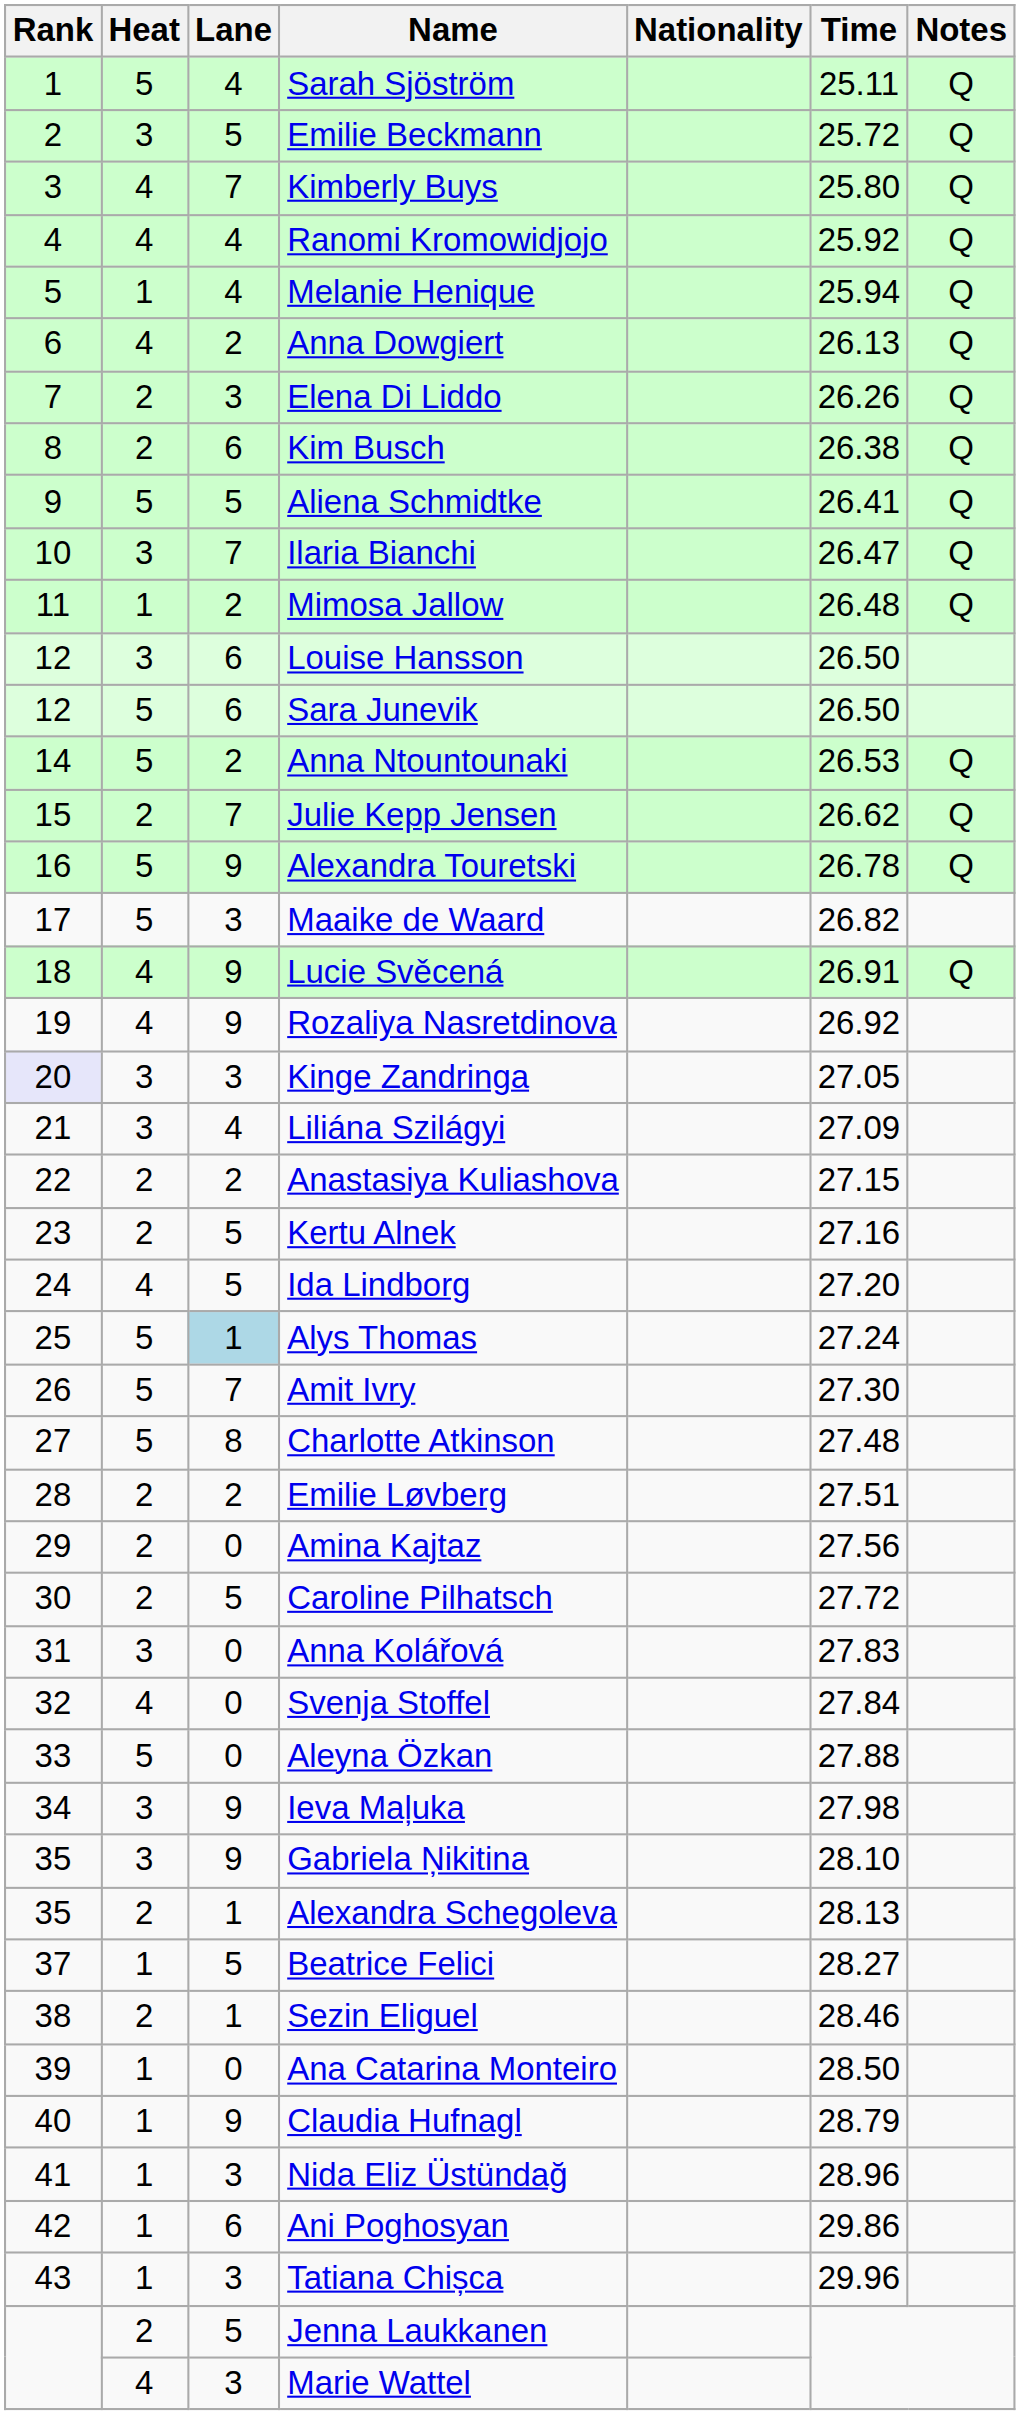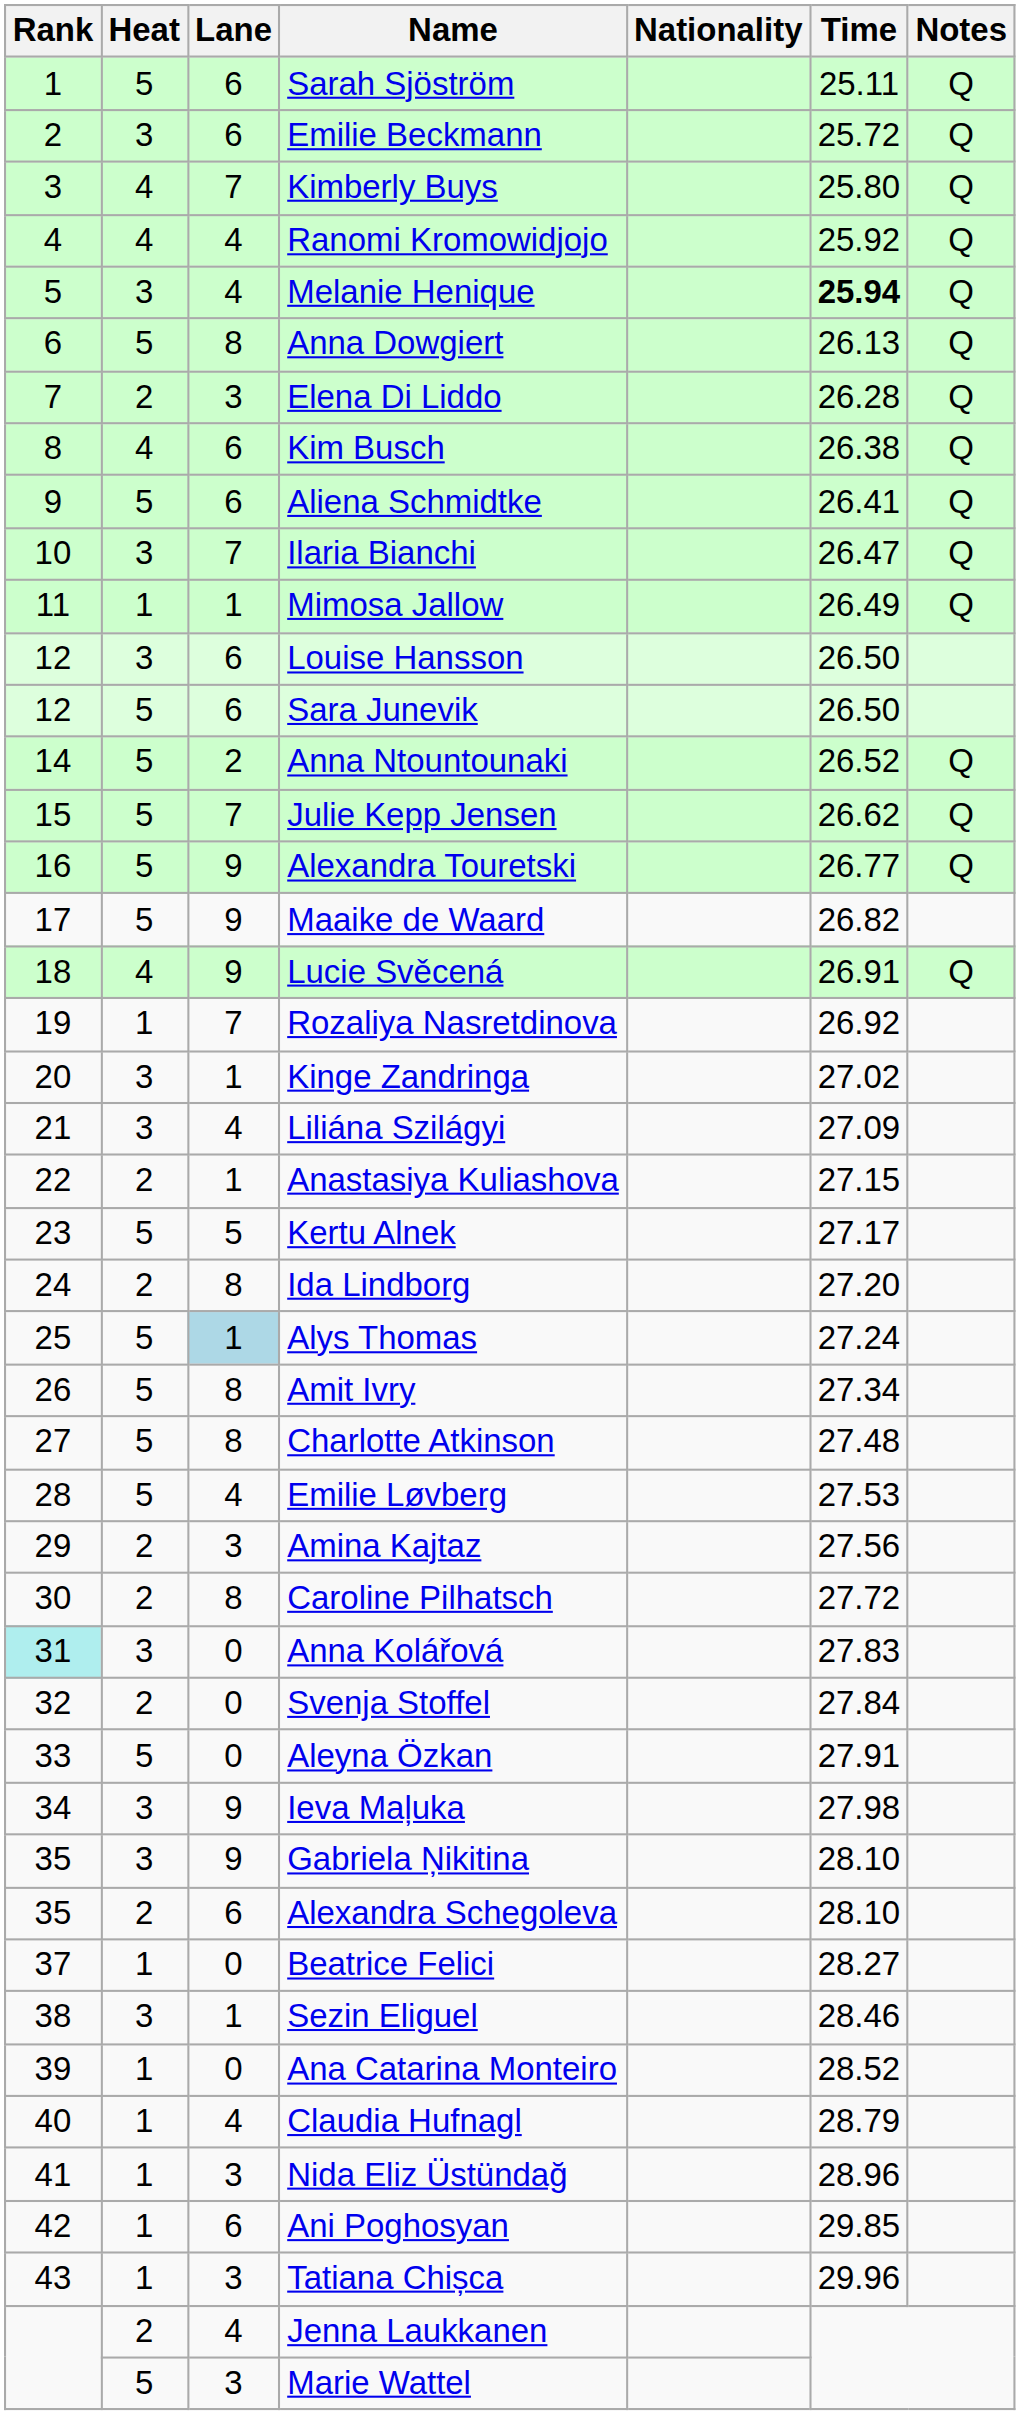(234, 82) 4 -> (234, 82) 6
(234, 135) 5 -> (234, 135) 6
(144, 291) 1 -> (144, 291) 3
(859, 291) normal -> (859, 291) bold
(144, 344) 4 -> (144, 344) 5
(234, 344) 2 -> (234, 344) 8
(859, 396) 26.26 -> (859, 396) 26.28
(144, 448) 2 -> (144, 448) 4
(234, 501) 5 -> (234, 501) 6
(234, 605) 2 -> (234, 605) 1
(859, 605) 26.48 -> (859, 605) 26.49
(859, 762) 26.53 -> (859, 762) 26.52
(144, 814) 2 -> (144, 814) 5
(859, 866) 26.78 -> (859, 866) 26.77
(234, 919) 3 -> (234, 919) 9
(144, 1023) 4 -> (144, 1023) 1
(234, 1023) 9 -> (234, 1023) 7
(53, 1076) lavender background -> (53, 1076) no background
(234, 1076) 3 -> (234, 1076) 1
(859, 1076) 27.05 -> (859, 1076) 27.02
(234, 1180) 2 -> (234, 1180) 1
(144, 1232) 2 -> (144, 1232) 5
(859, 1232) 27.16 -> (859, 1232) 27.17
(144, 1285) 4 -> (144, 1285) 2
(234, 1285) 5 -> (234, 1285) 8
(234, 1389) 7 -> (234, 1389) 8
(859, 1389) 27.30 -> (859, 1389) 27.34
(144, 1494) 2 -> (144, 1494) 5
(234, 1494) 2 -> (234, 1494) 4
(859, 1494) 27.51 -> (859, 1494) 27.53
(234, 1546) 0 -> (234, 1546) 3
(234, 1598) 5 -> (234, 1598) 8
(53, 1651) no background -> (53, 1651) paleturquoise background
(144, 1703) 4 -> (144, 1703) 2
(859, 1755) 27.88 -> (859, 1755) 27.91
(234, 1912) 1 -> (234, 1912) 6
(859, 1912) 28.13 -> (859, 1912) 28.10
(234, 1964) 5 -> (234, 1964) 0
(144, 2016) 2 -> (144, 2016) 3
(859, 2069) 28.50 -> (859, 2069) 28.52
(234, 2121) 9 -> (234, 2121) 4
(859, 2226) 29.86 -> (859, 2226) 29.85
(234, 2330) 5 -> (234, 2330) 4
(144, 2382) 4 -> (144, 2382) 5
